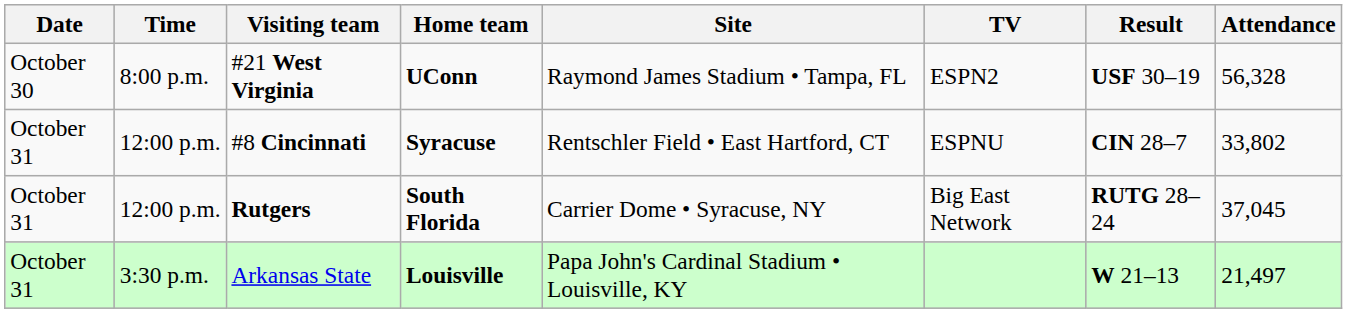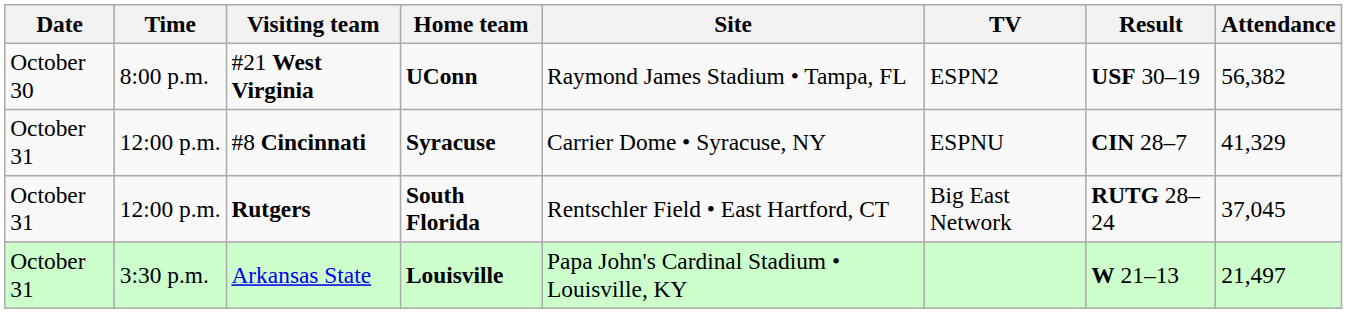(1254, 76) 56,328 -> (1254, 76) 56,382
(718, 142) Rentschler Field • East Hartford, CT -> (687, 142) Carrier Dome • Syracuse, NY
(1254, 142) 33,802 -> (1254, 142) 41,329
(687, 209) Carrier Dome • Syracuse, NY -> (718, 209) Rentschler Field • East Hartford, CT
